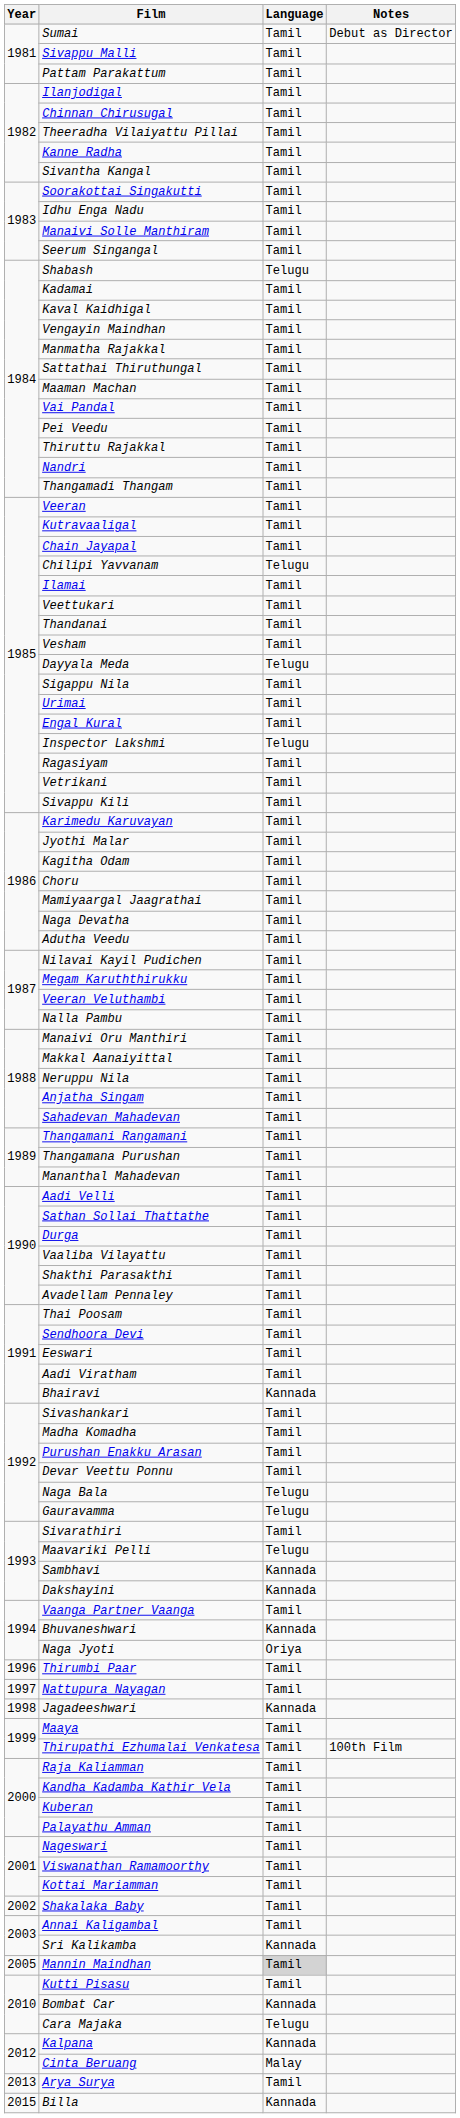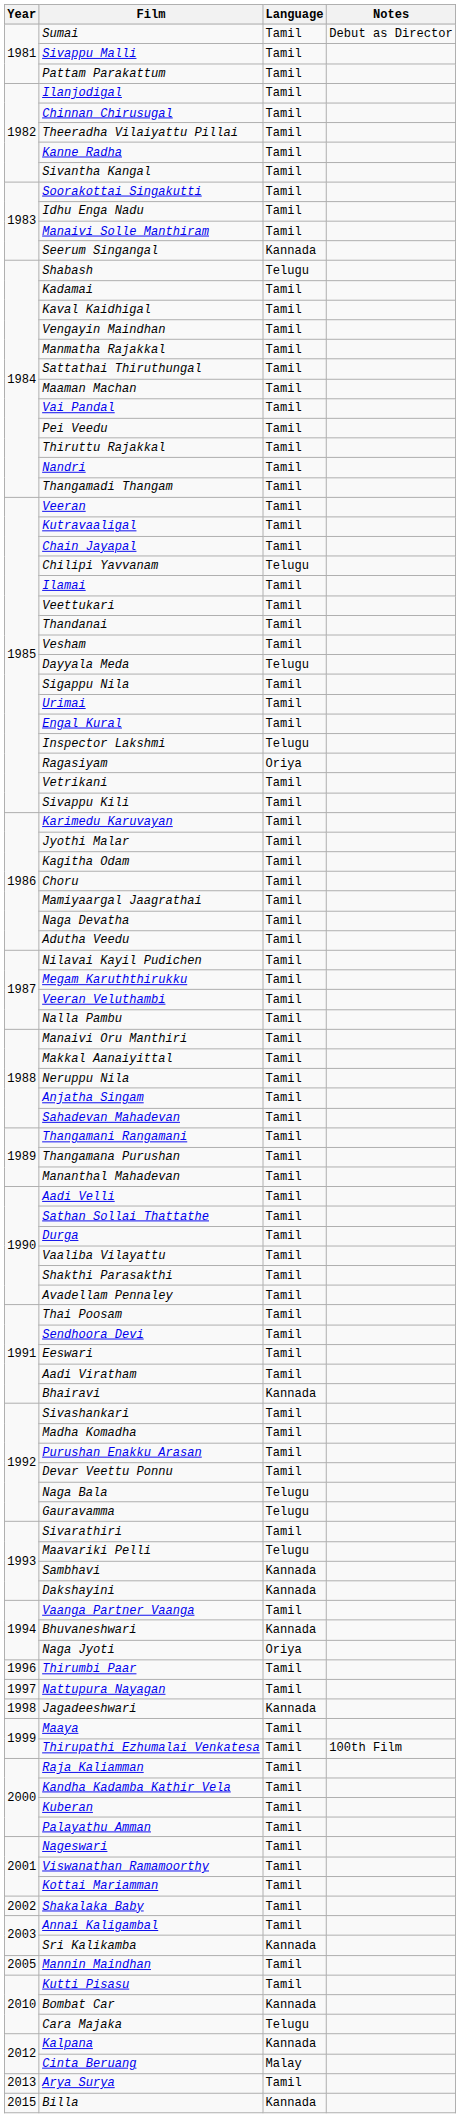(284, 251) Tamil -> (291, 251) Kannada
(284, 763) Tamil -> (284, 763) Oriya
(284, 1965) lightgrey background -> (284, 1965) no background
